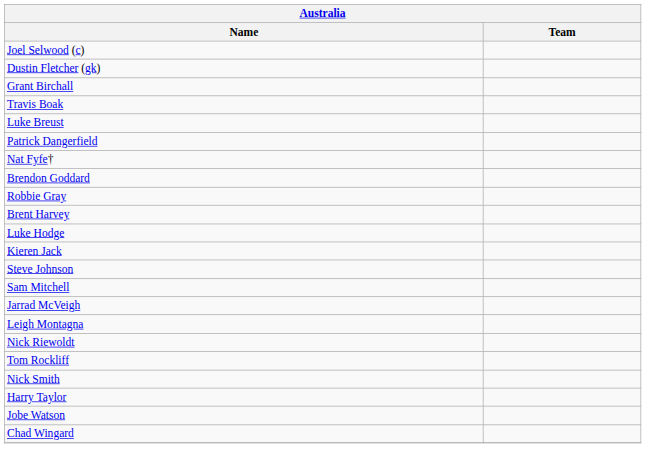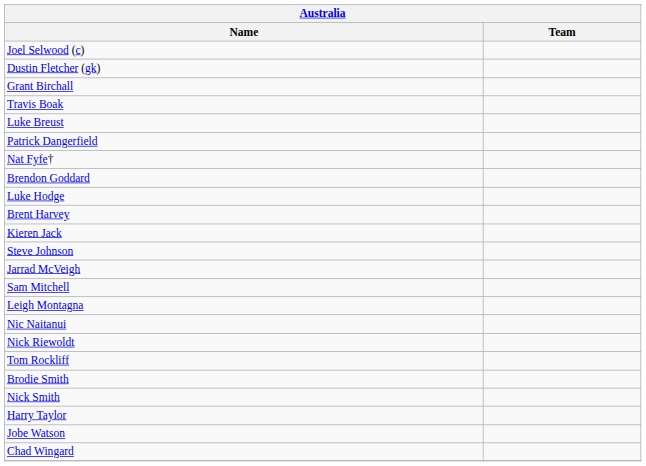- row: (37, 196)
rows swapped: (38, 214) <-> (36, 232)
rows swapped: (44, 305) <-> (38, 287)
+ row: (37, 324)
+ row: (38, 379)
